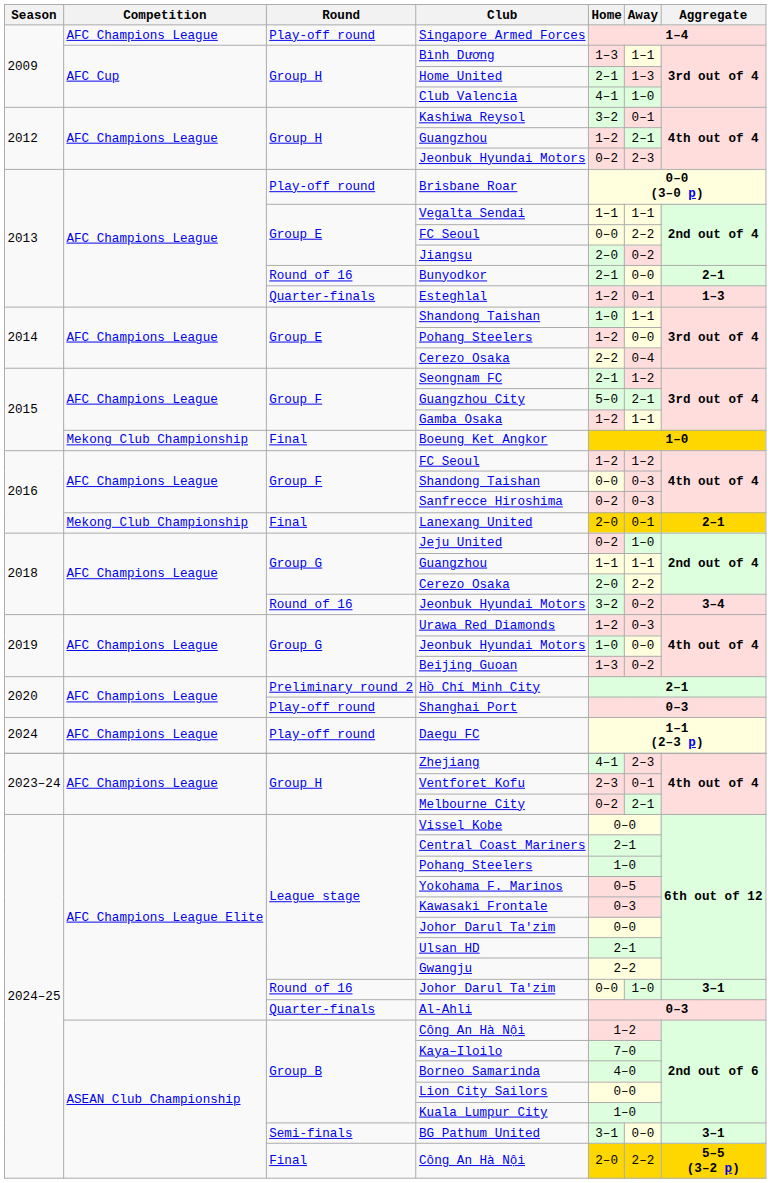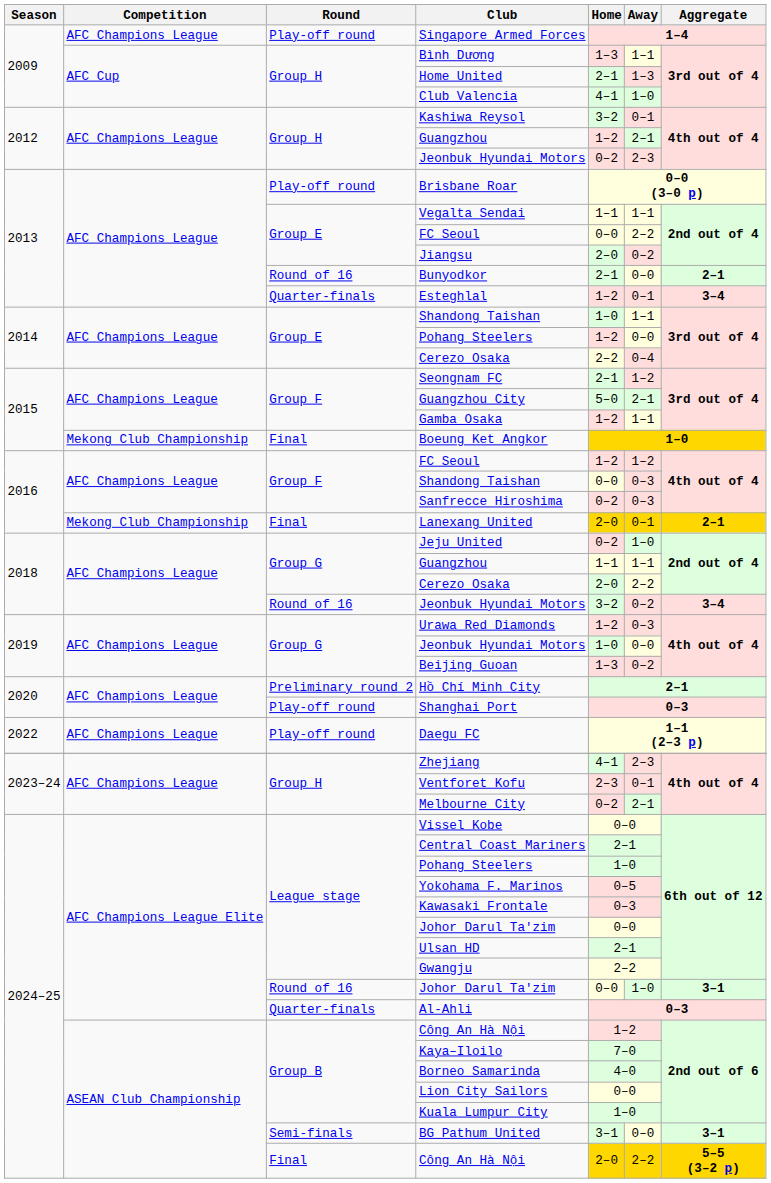(713, 296) 1–3 -> (713, 296) 3–4
(23, 735) 2024 -> (23, 735) 2022
